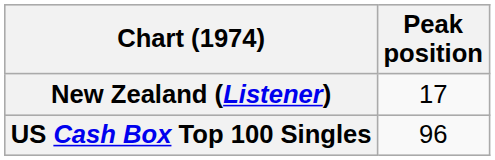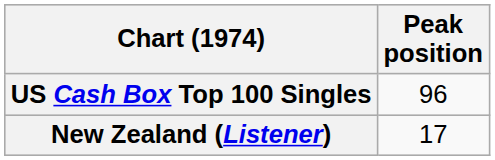rows swapped: (191, 94) <-> (191, 134)
